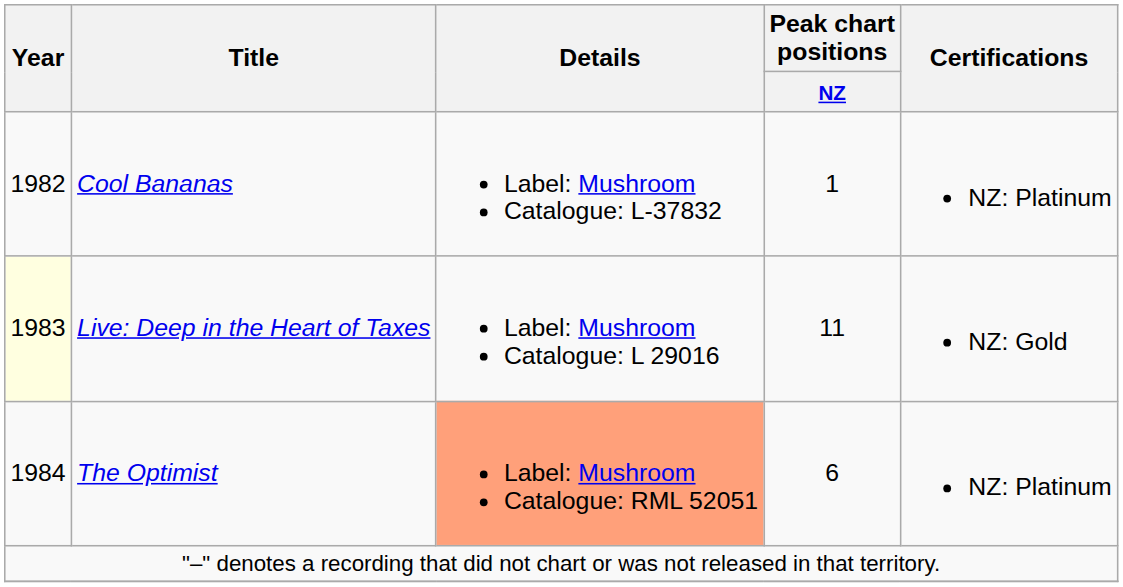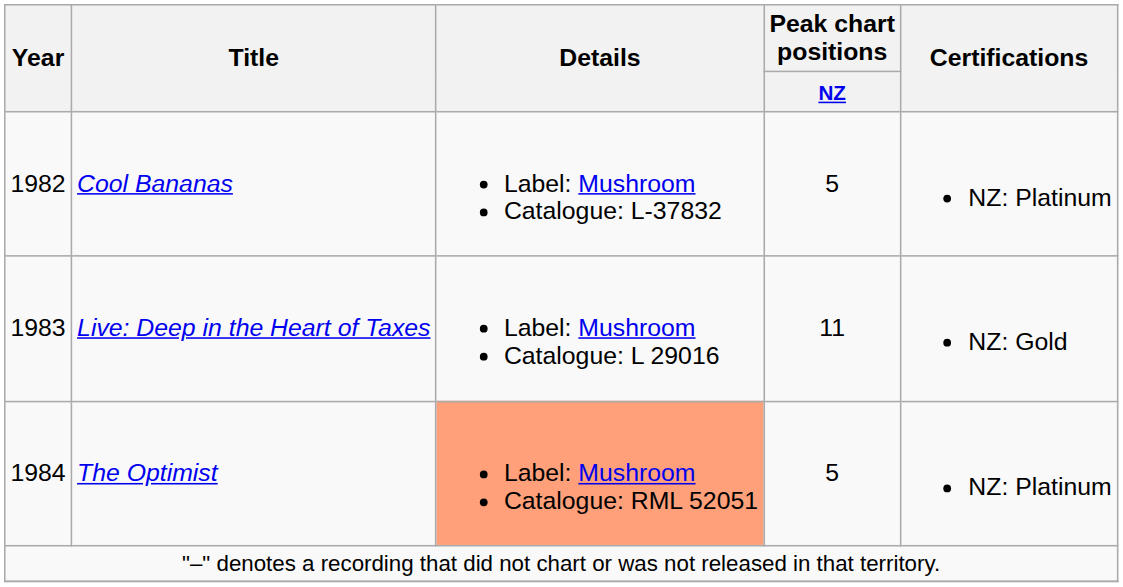(832, 183) 1 -> (832, 183) 5
(38, 328) lightyellow background -> (38, 328) no background
(832, 472) 6 -> (832, 472) 5
